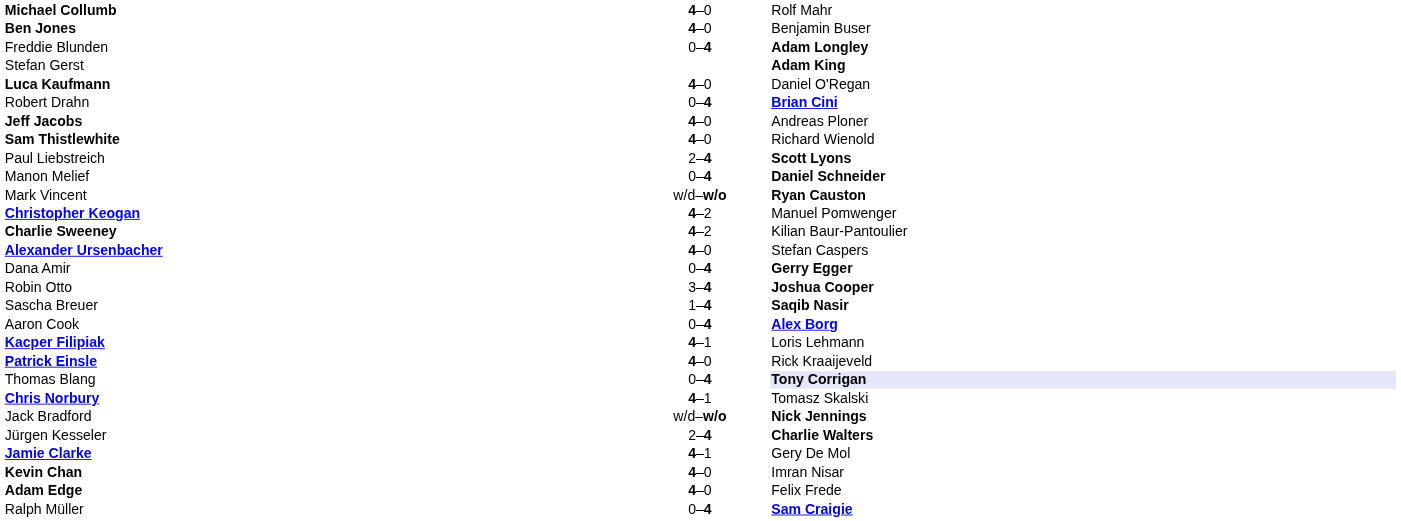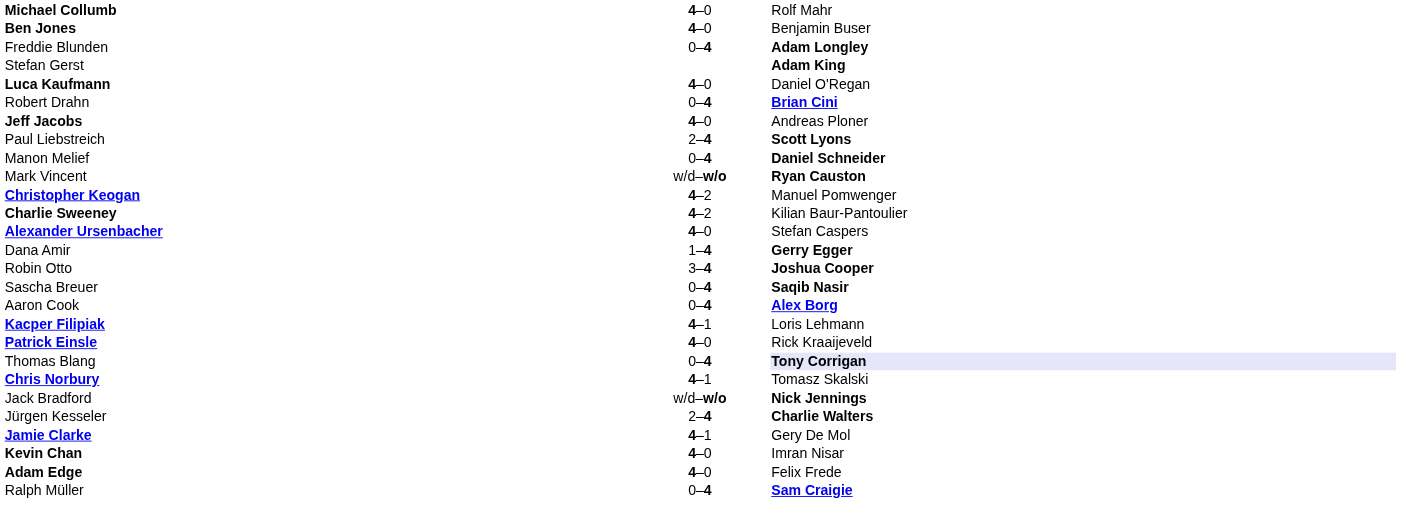- row: (62, 139)
(700, 269) 0–4 -> (700, 250) 1–4
(700, 306) 1–4 -> (700, 287) 0–4
